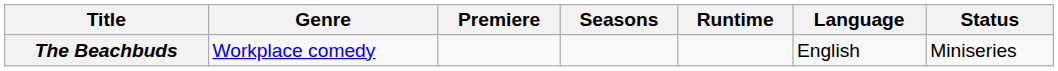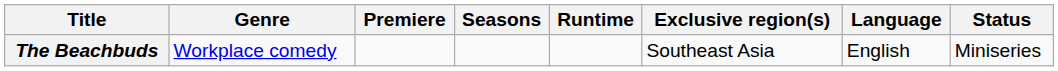+ column: (742, 19)
